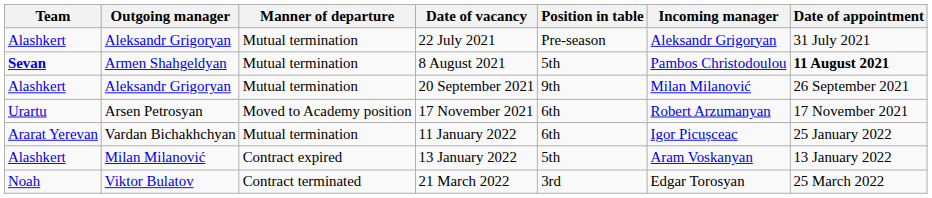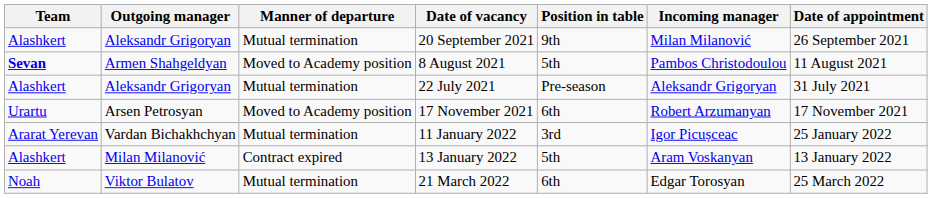rows swapped: (457, 39) <-> (476, 87)
(300, 63) Mutual termination -> (327, 63) Moved to Academy position
(841, 63) bold -> (840, 63) normal
(551, 134) 6th -> (551, 134) 3rd
(302, 181) Contract terminated -> (300, 181) Mutual termination
(551, 181) 3rd -> (551, 181) 6th
